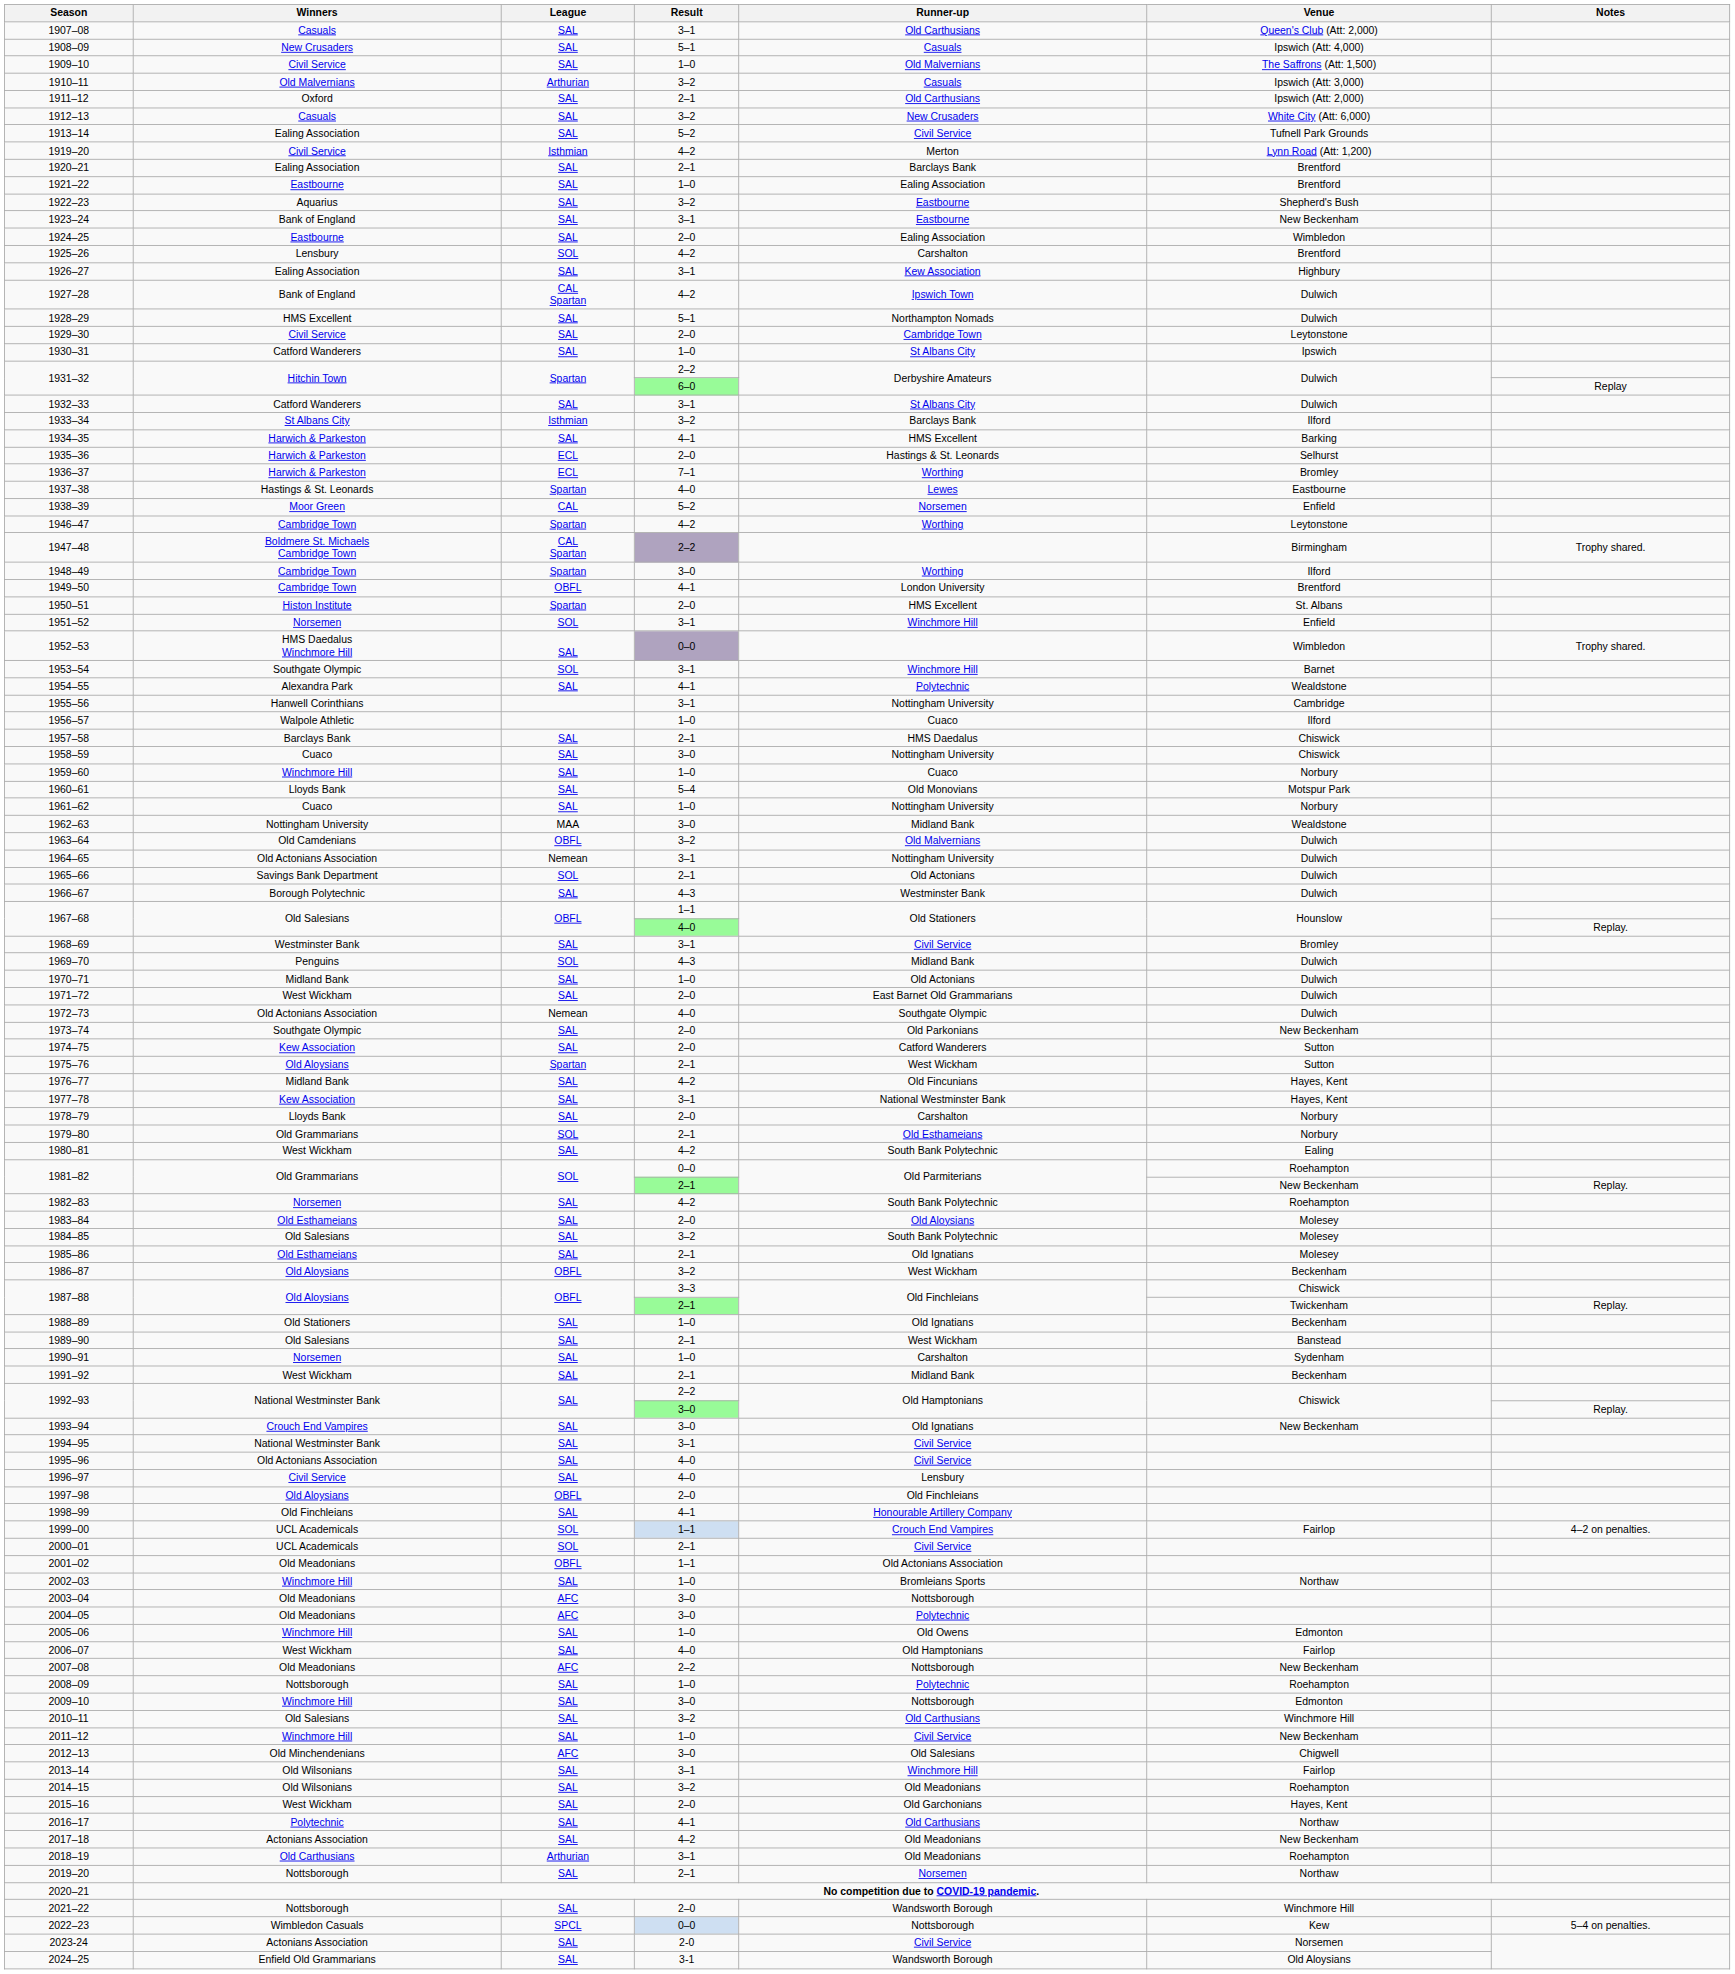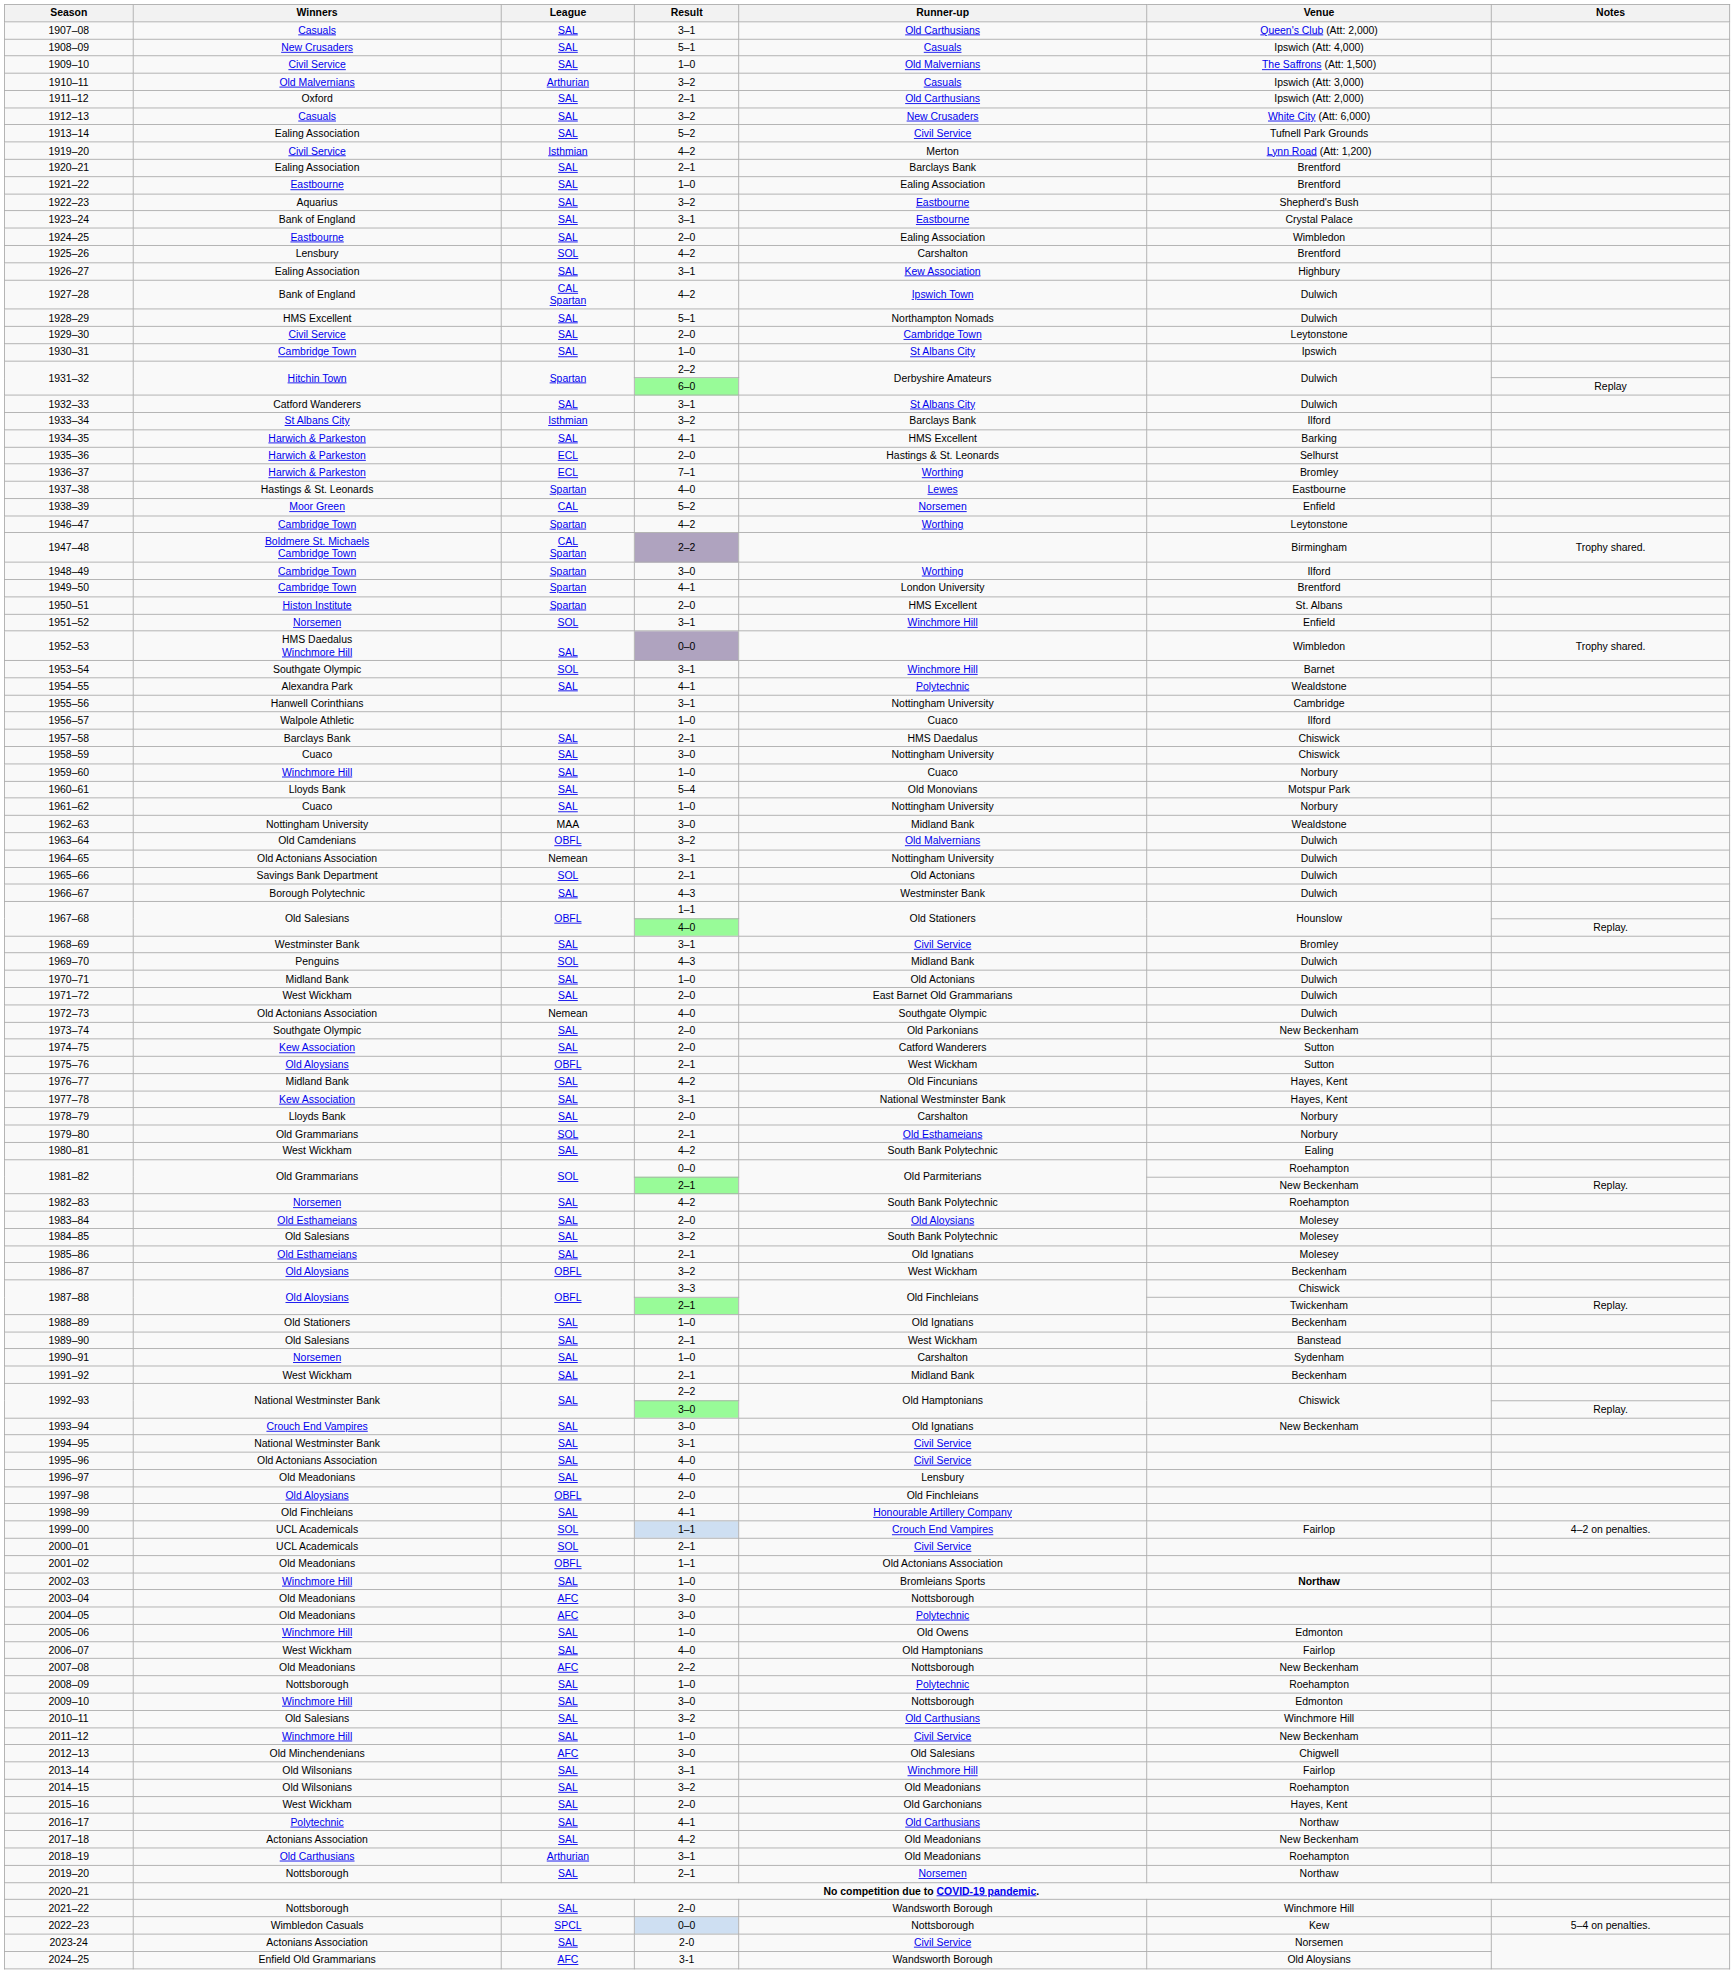(1319, 220) New Beckenham -> (1319, 220) Crystal Palace
(317, 352) Catford Wanderers -> (317, 352) Cambridge Town
(568, 588) OBFL -> (568, 588) Spartan
(568, 1065) Spartan -> (568, 1065) OBFL
(317, 1478) Civil Service -> (317, 1478) Old Meadonians
(1319, 1581) normal -> (1319, 1581) bold
(568, 1960) SAL -> (568, 1960) AFC
